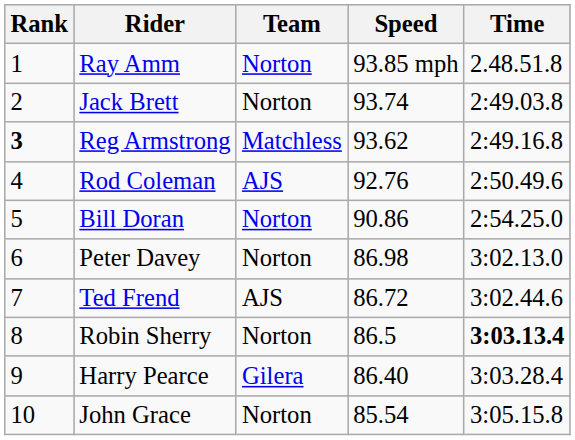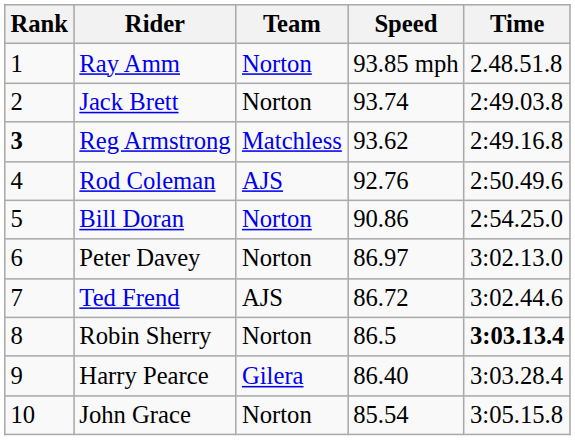(381, 258) 86.98 -> (381, 258) 86.97
